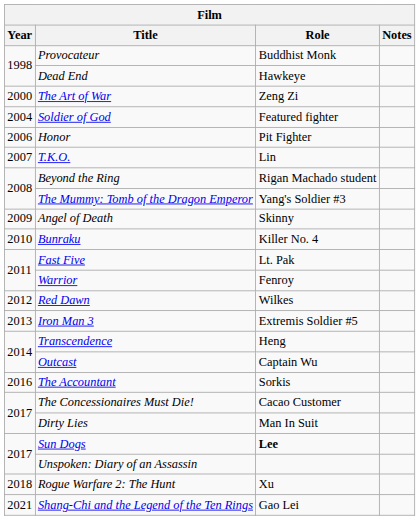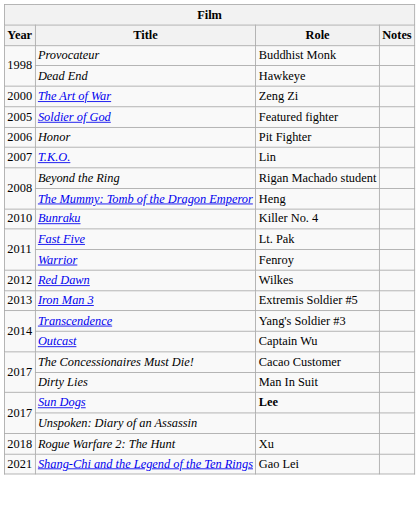(20, 117) 2004 -> (20, 117) 2005
(302, 198) Yang's Soldier #3 -> (272, 198) Heng
- row: (75, 219)
(272, 341) Heng -> (302, 321) Yang's Soldier #3
- row: (77, 382)
